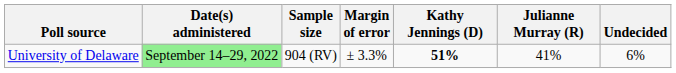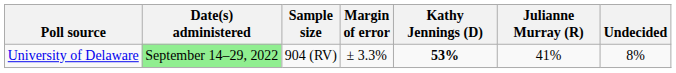(445, 55) 51% -> (445, 55) 53%
(635, 55) 6% -> (635, 55) 8%
